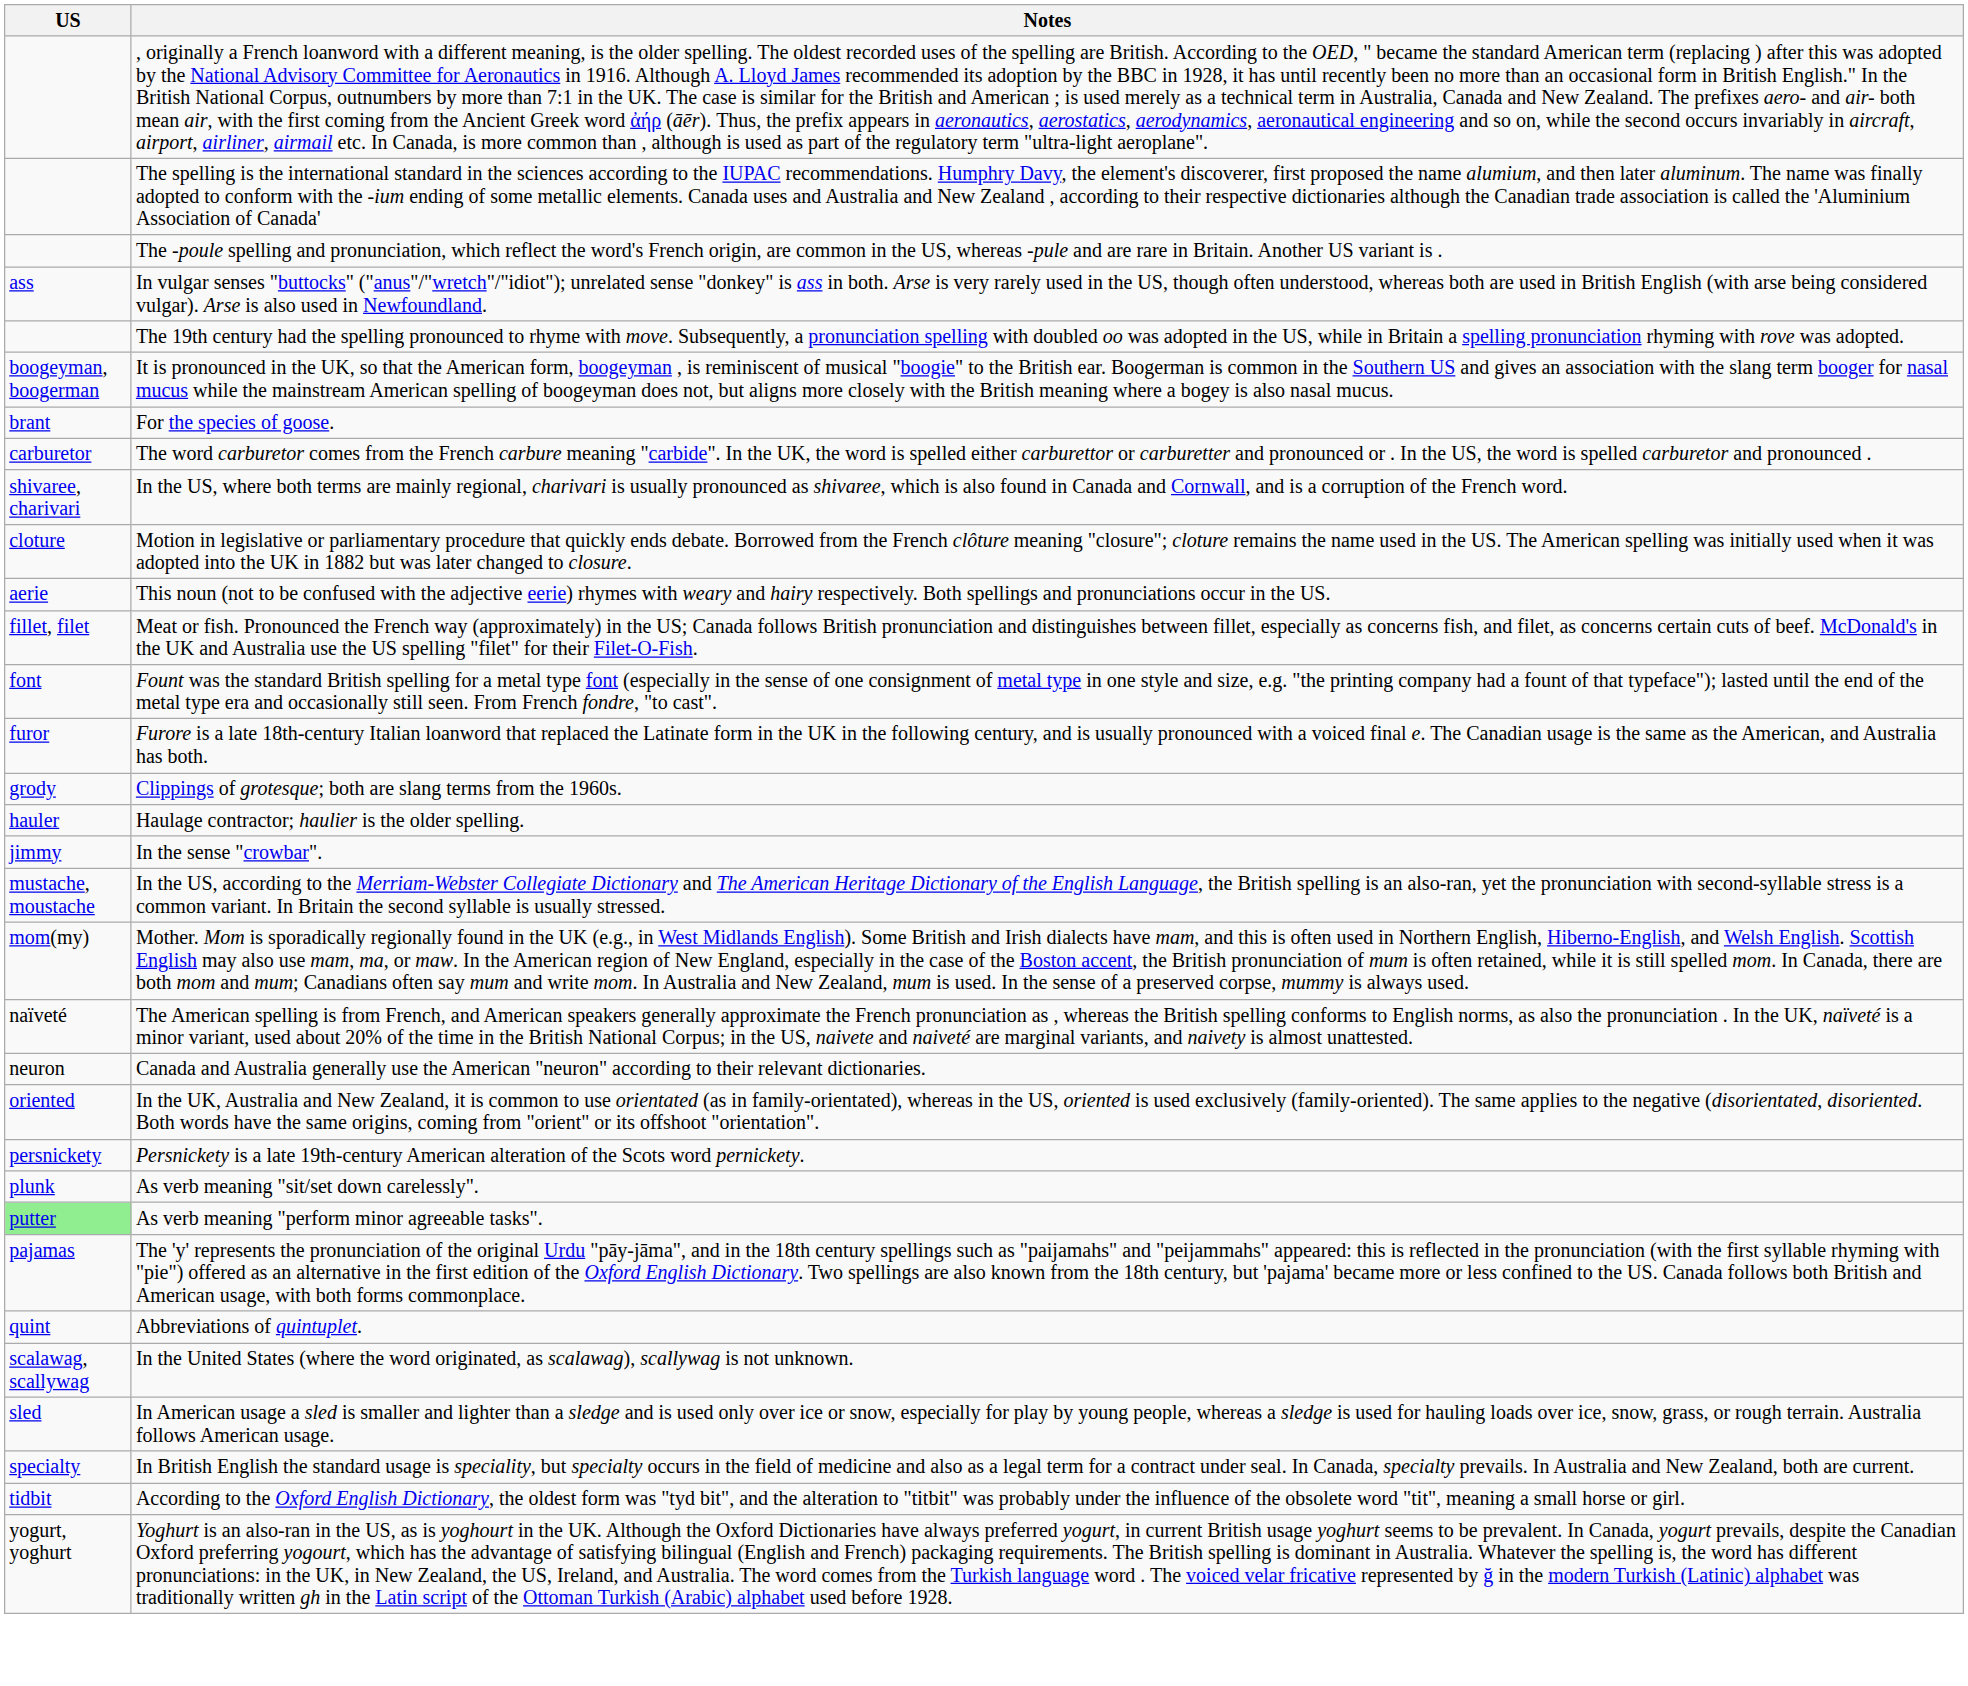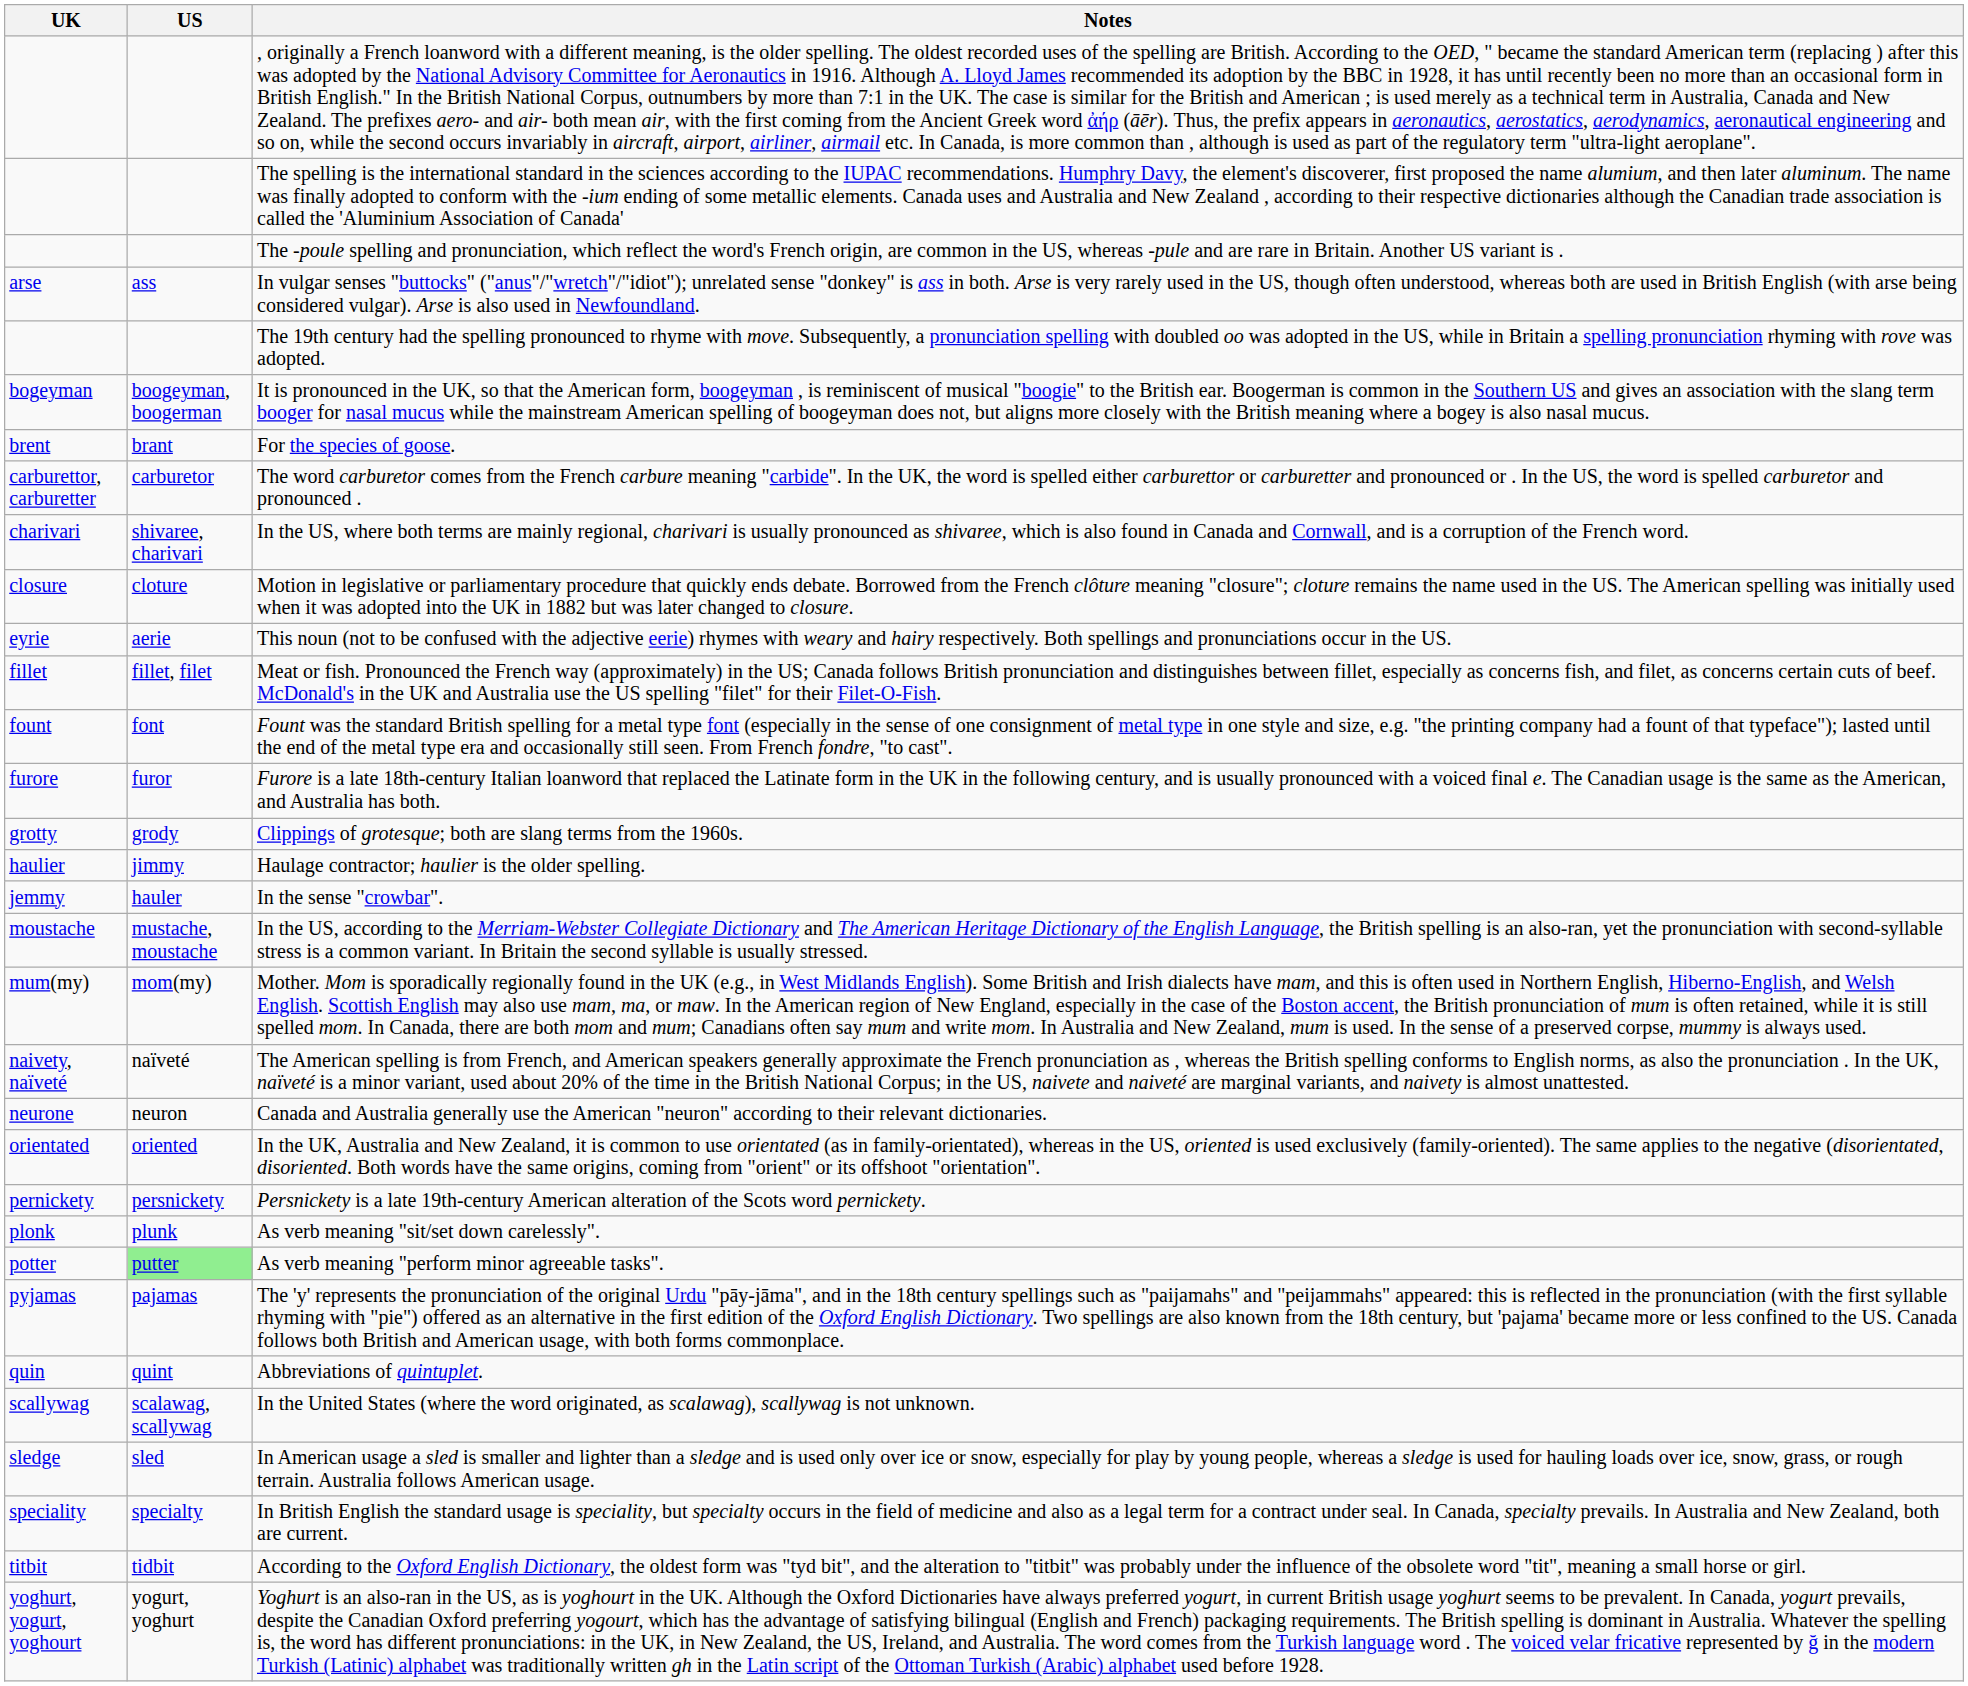+ column: (66, 20)
(34, 820) hauler -> (158, 865) jimmy
(35, 852) jimmy -> (157, 897) hauler
